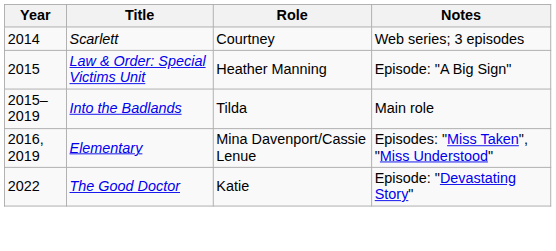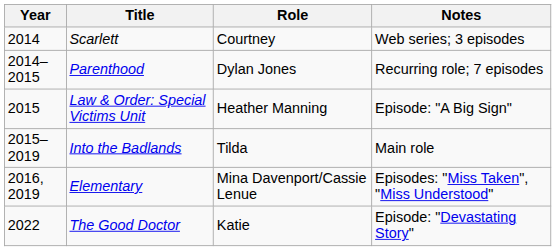+ row: (107, 69)
